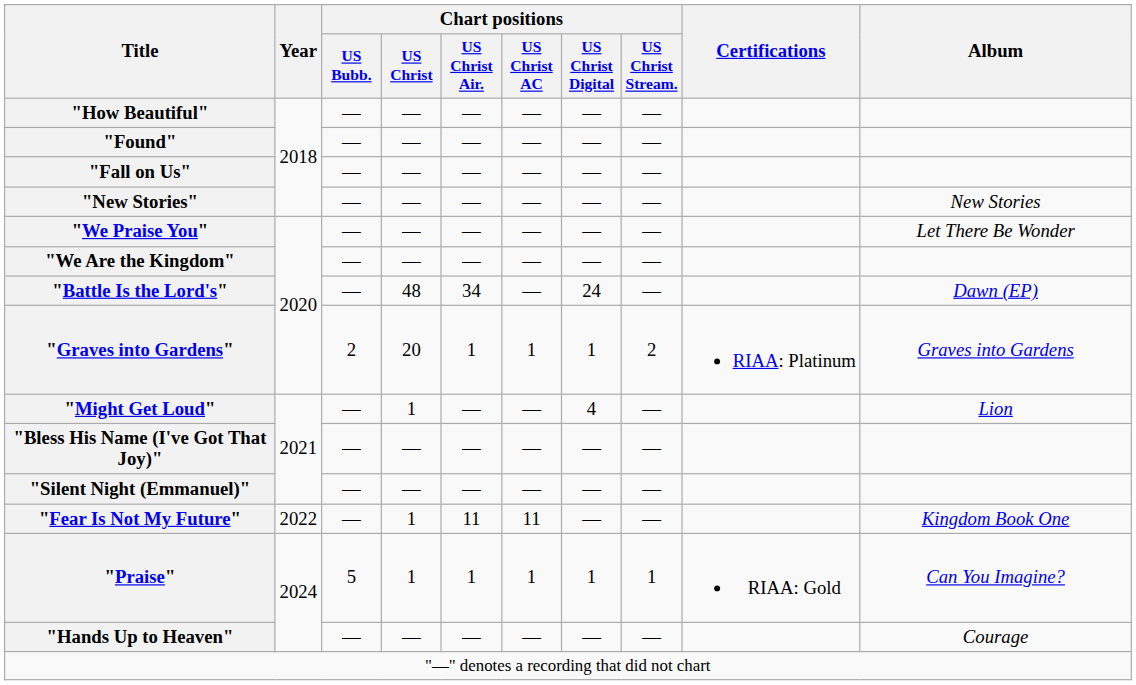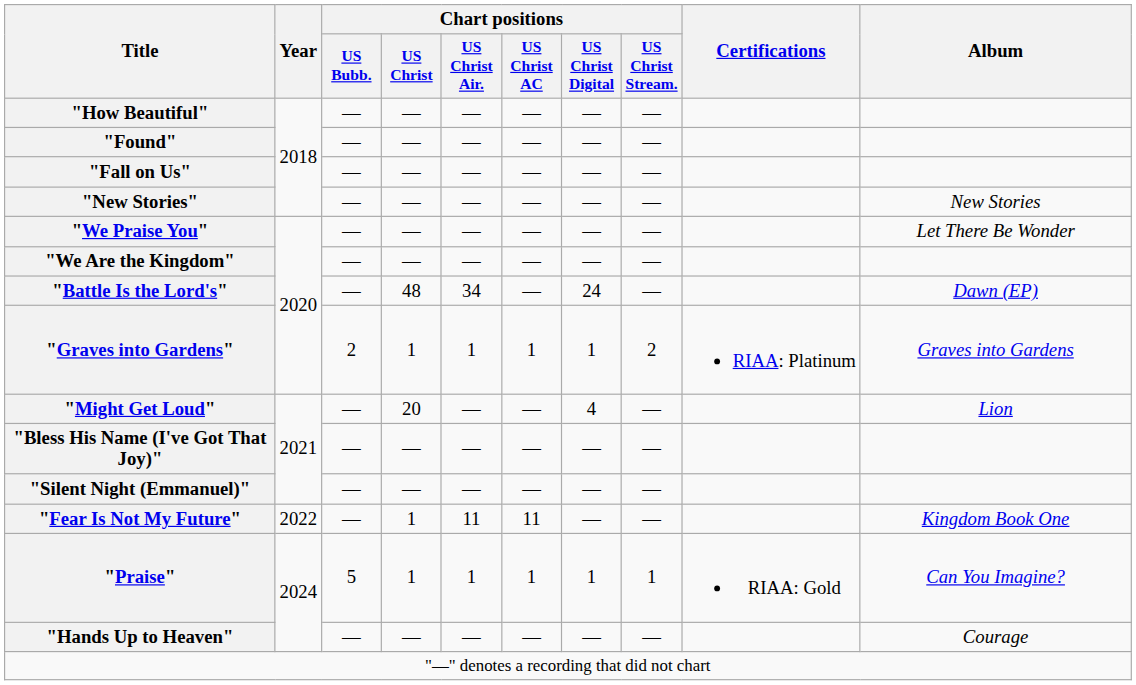(411, 349) 20 -> (411, 349) 1
(411, 408) 1 -> (411, 408) 20
